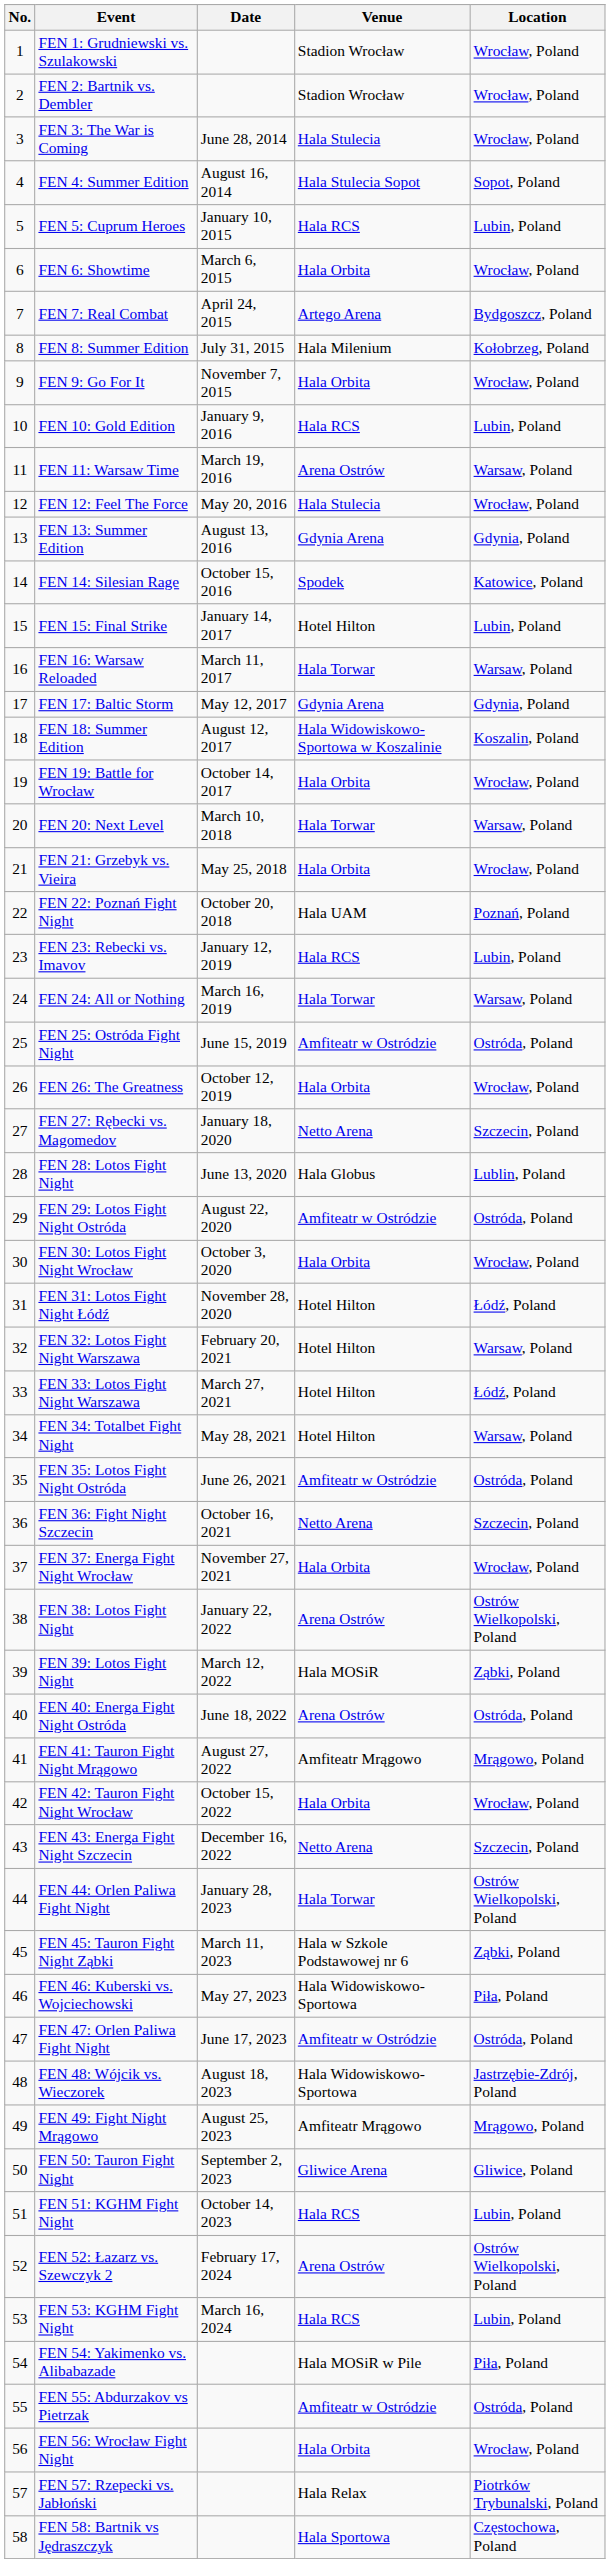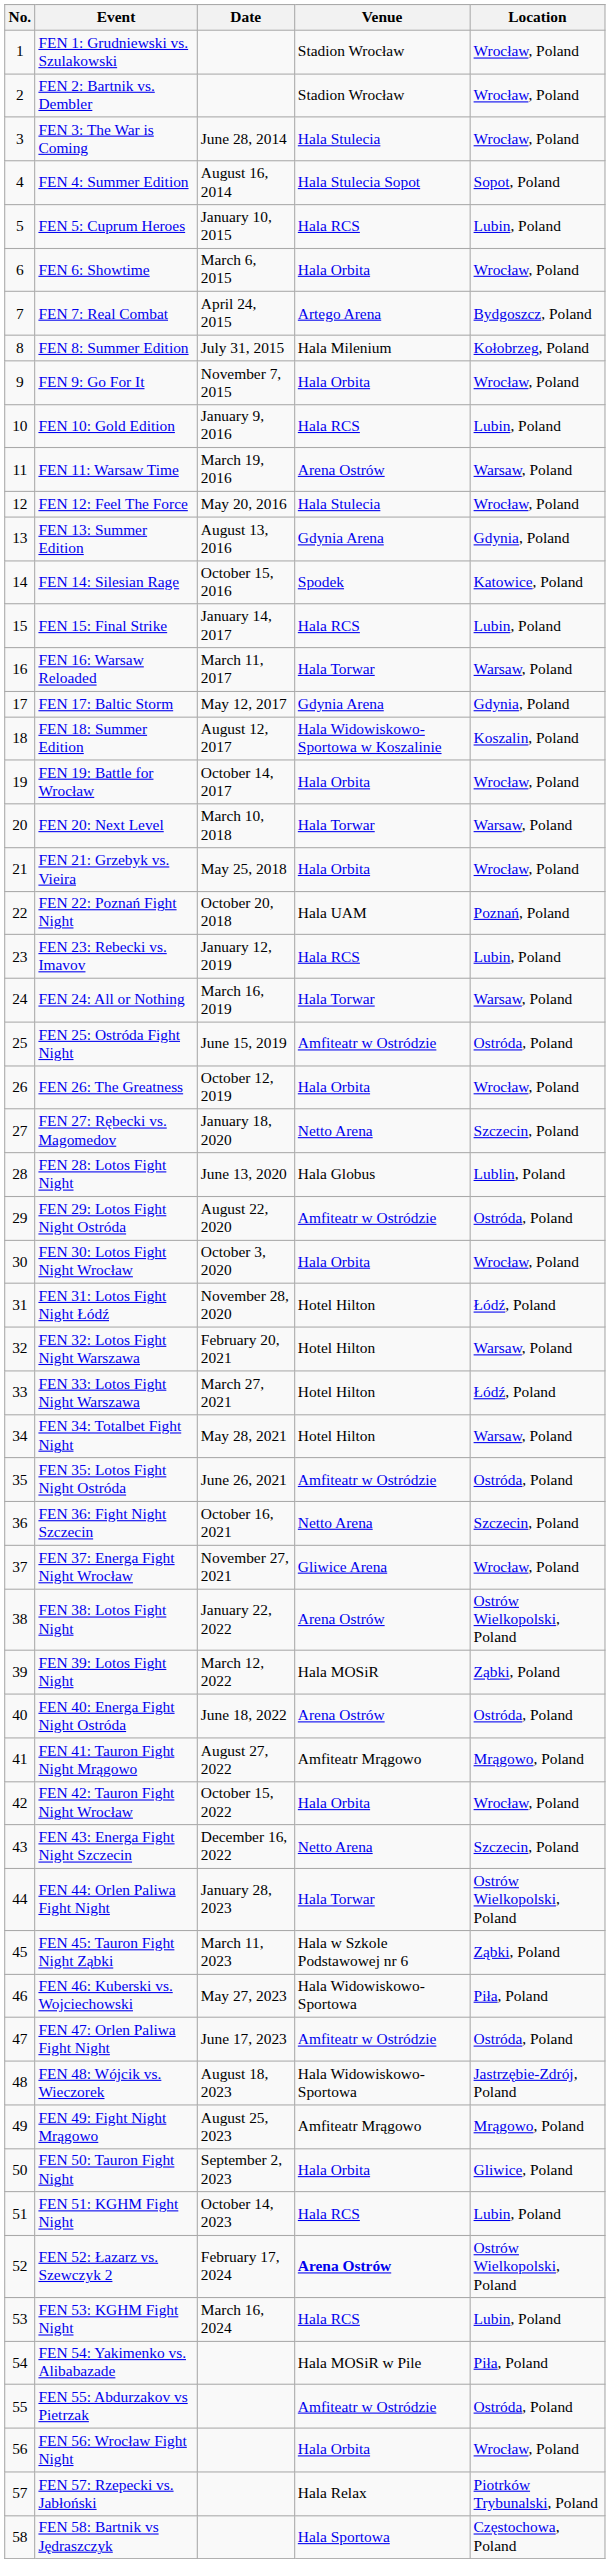(337, 625) Hotel Hilton -> (329, 625) Hala RCS
(334, 1566) Hala Orbita -> (343, 1566) Gliwice Arena
(343, 2170) Gliwice Arena -> (334, 2170) Hala Orbita
(341, 2266) normal -> (345, 2266) bold
